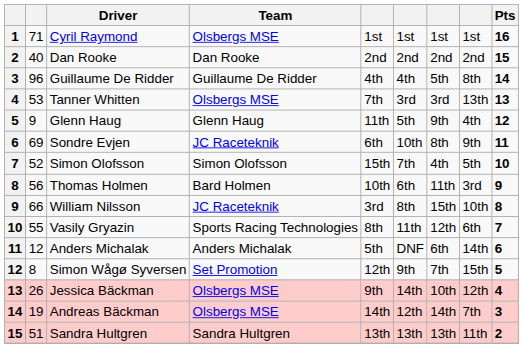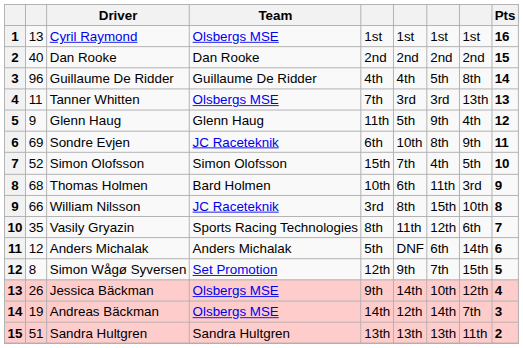(36, 36) 71 -> (36, 36) 13
(36, 100) 53 -> (36, 100) 11
(36, 185) 56 -> (36, 185) 68
(36, 227) 55 -> (36, 227) 35
